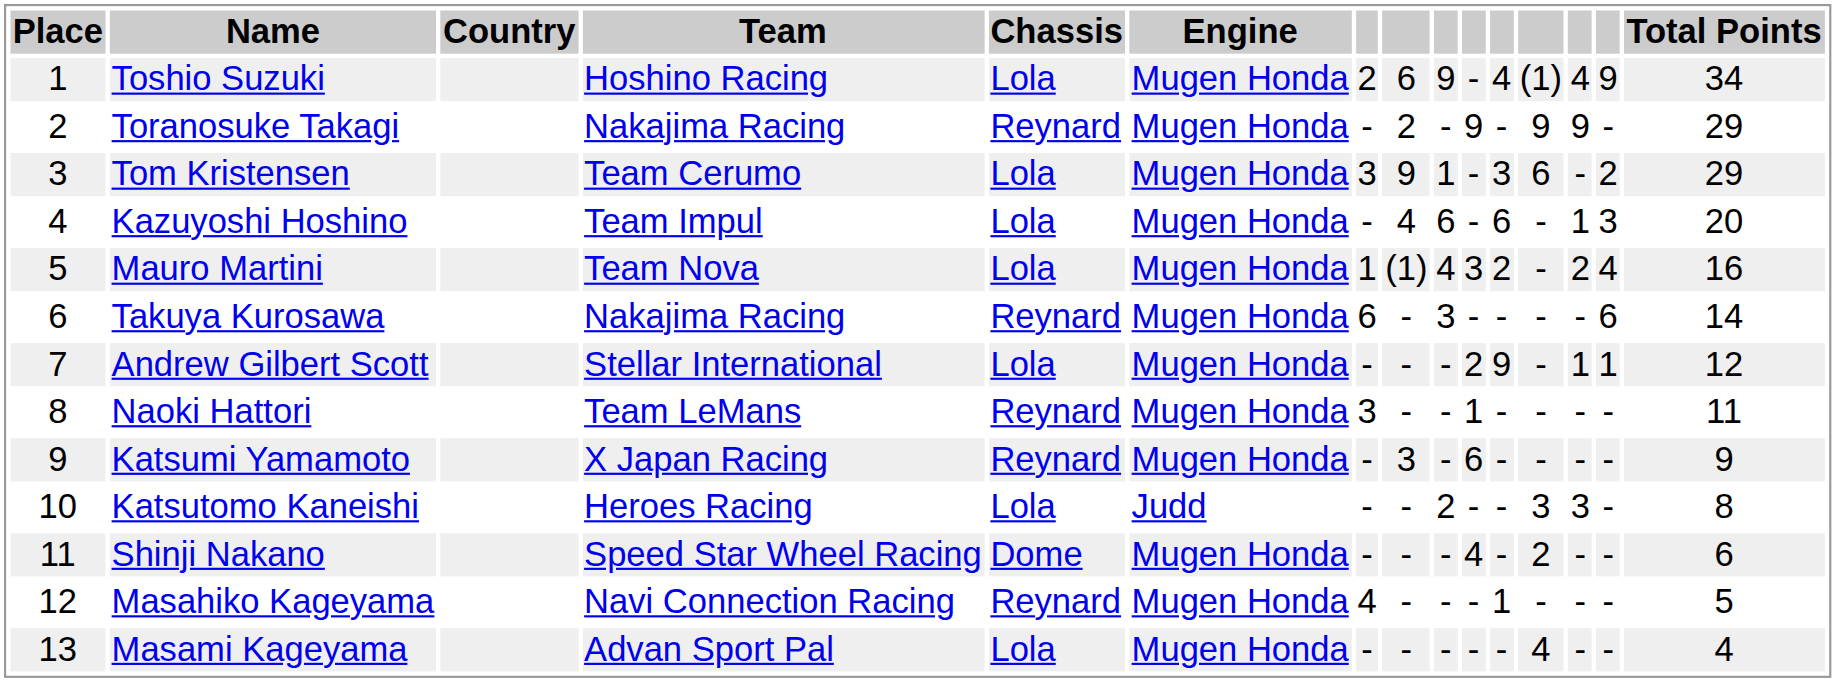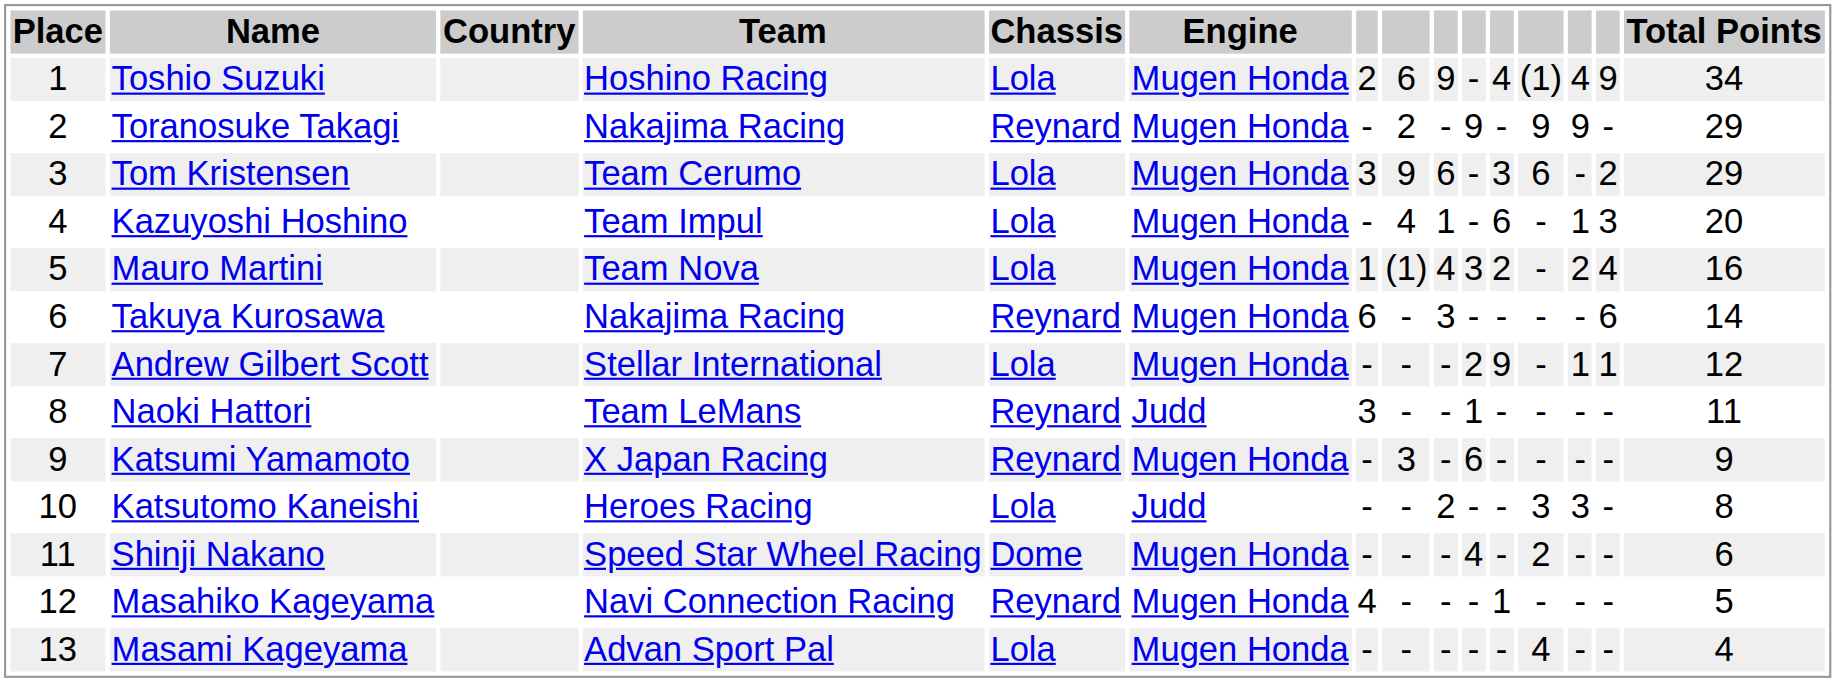(1446, 174) 1 -> (1446, 174) 6
(1446, 221) 6 -> (1446, 221) 1
(1240, 411) Mugen Honda -> (1169, 411) Judd
